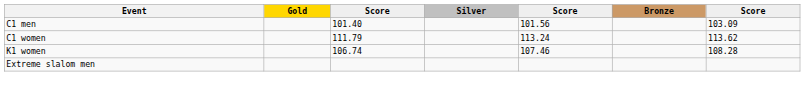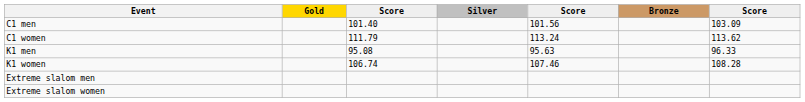+ row: (21, 51)
+ row: (56, 91)
